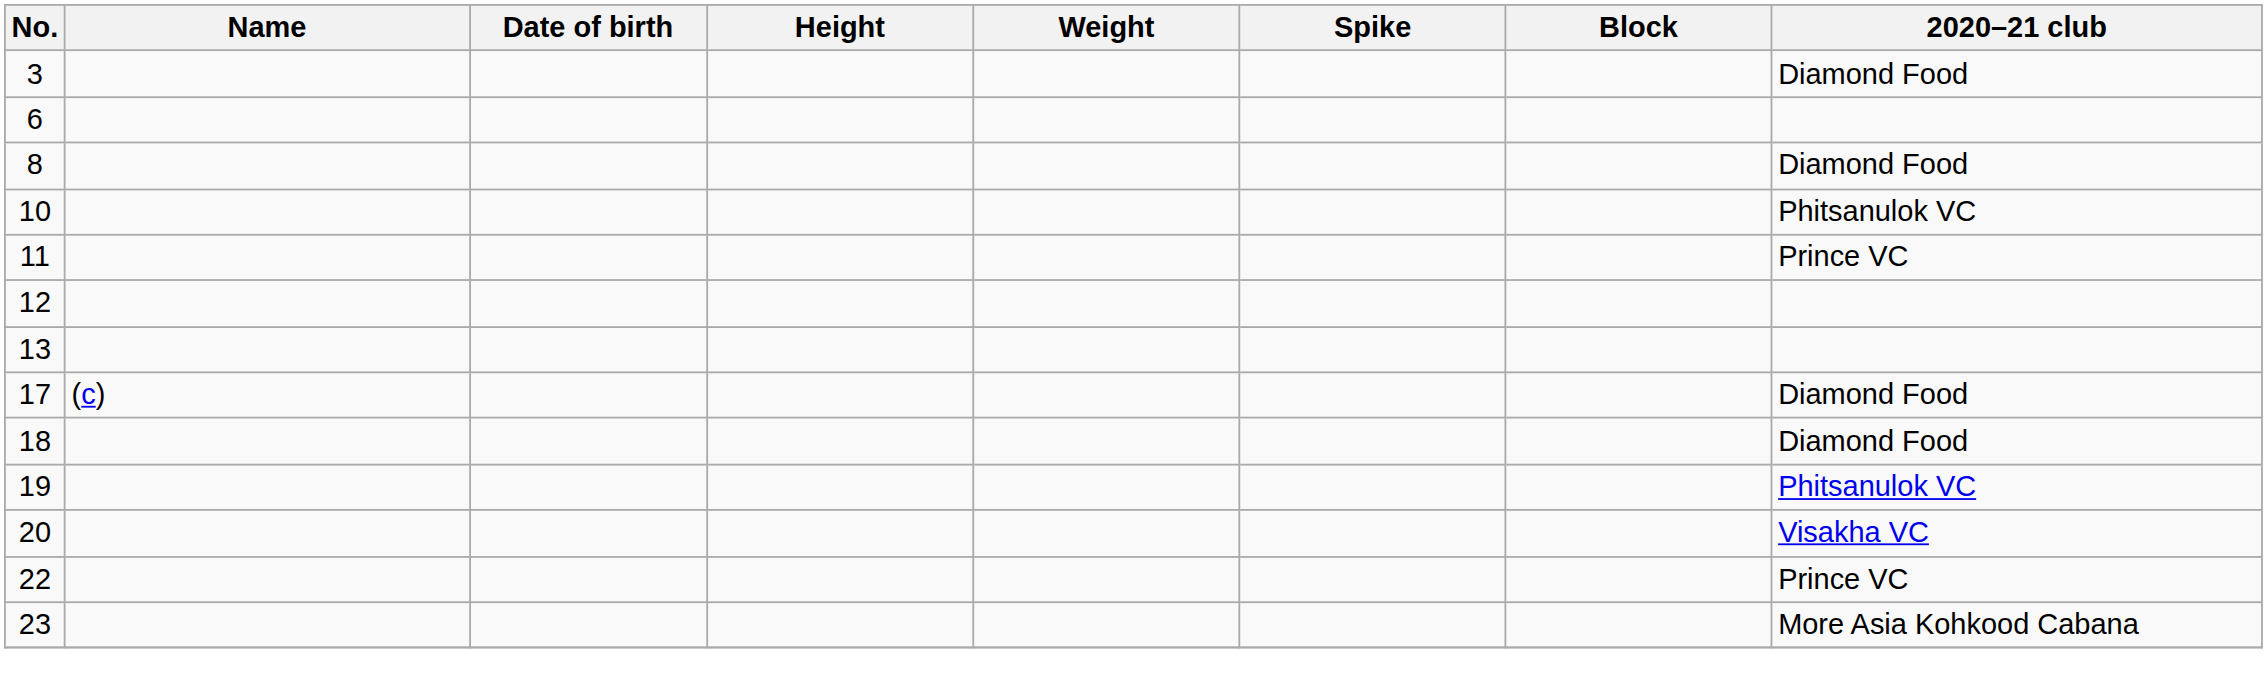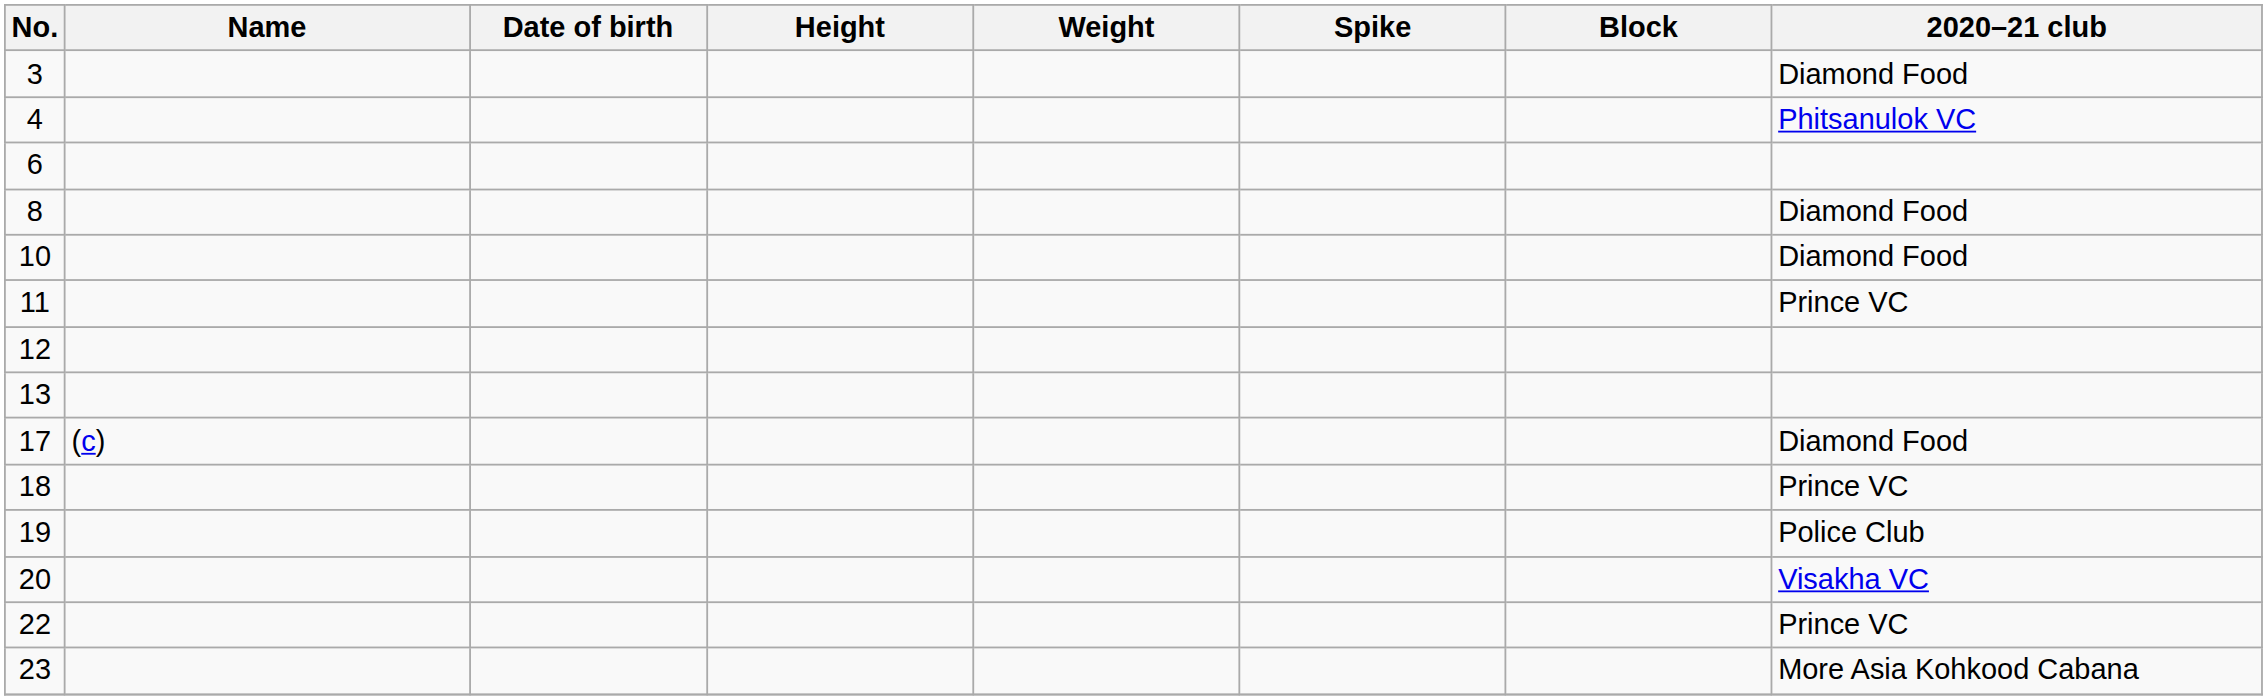+ row: (35, 119)
(1877, 211) Phitsanulok VC -> (1873, 257) Diamond Food
(1873, 440) Diamond Food -> (1843, 486) Prince VC
(1877, 486) Phitsanulok VC -> (1851, 532) Police Club
